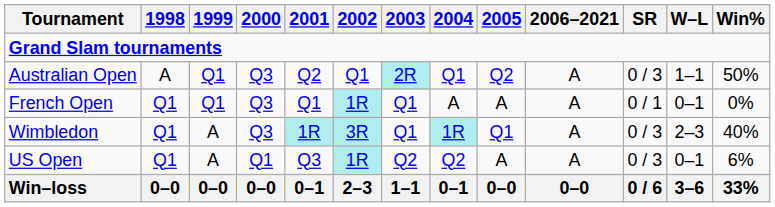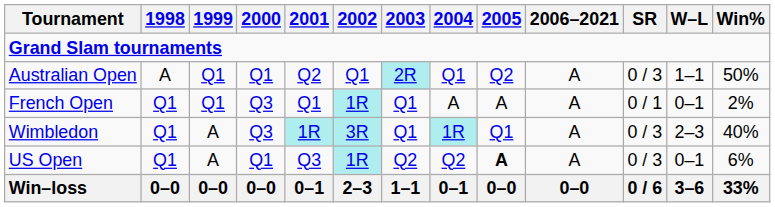(261, 76) Q3 -> (261, 76) Q1
(741, 104) 0% -> (741, 104) 2%
(501, 160) normal -> (501, 160) bold
